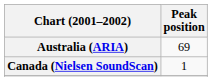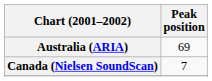(184, 66) 1 -> (184, 66) 7
